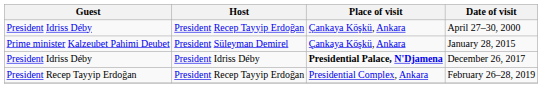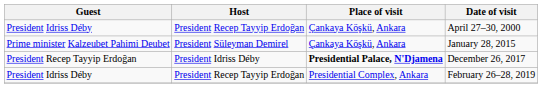(49, 59) President Idriss Déby -> (72, 59) President Recep Tayyip Erdoğan
(72, 75) President Recep Tayyip Erdoğan -> (49, 75) President Idriss Déby
